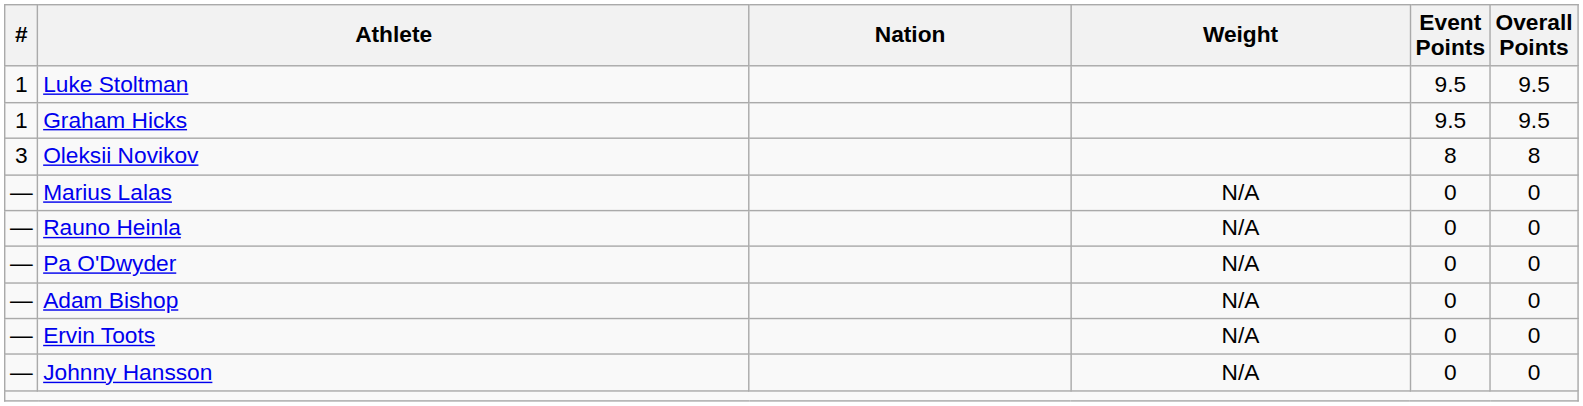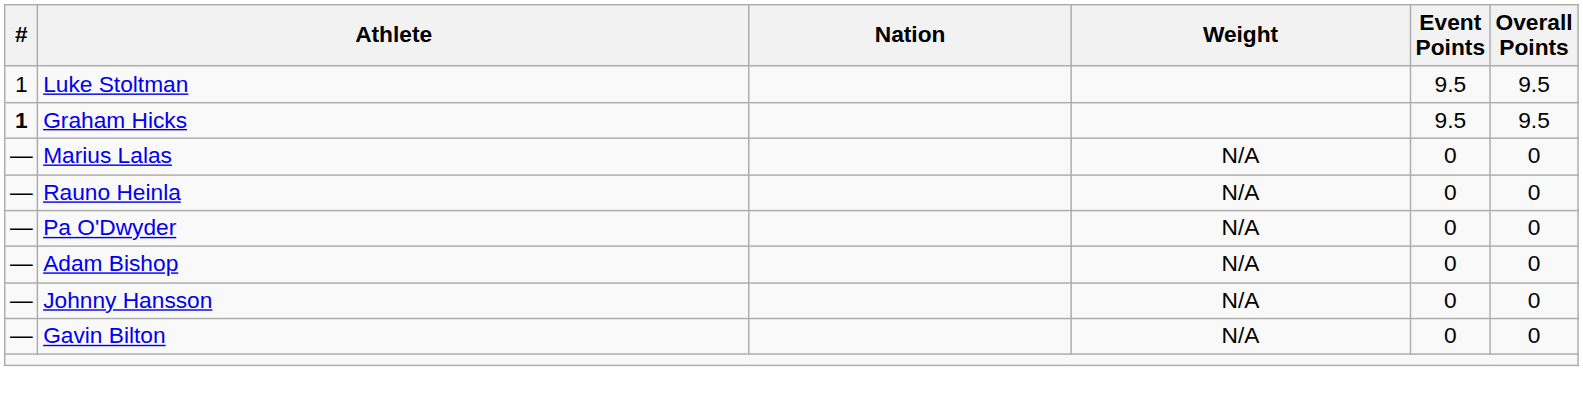(21, 120) normal -> (21, 120) bold
- row: (121, 156)
- row: (99, 336)
+ row: (104, 336)
